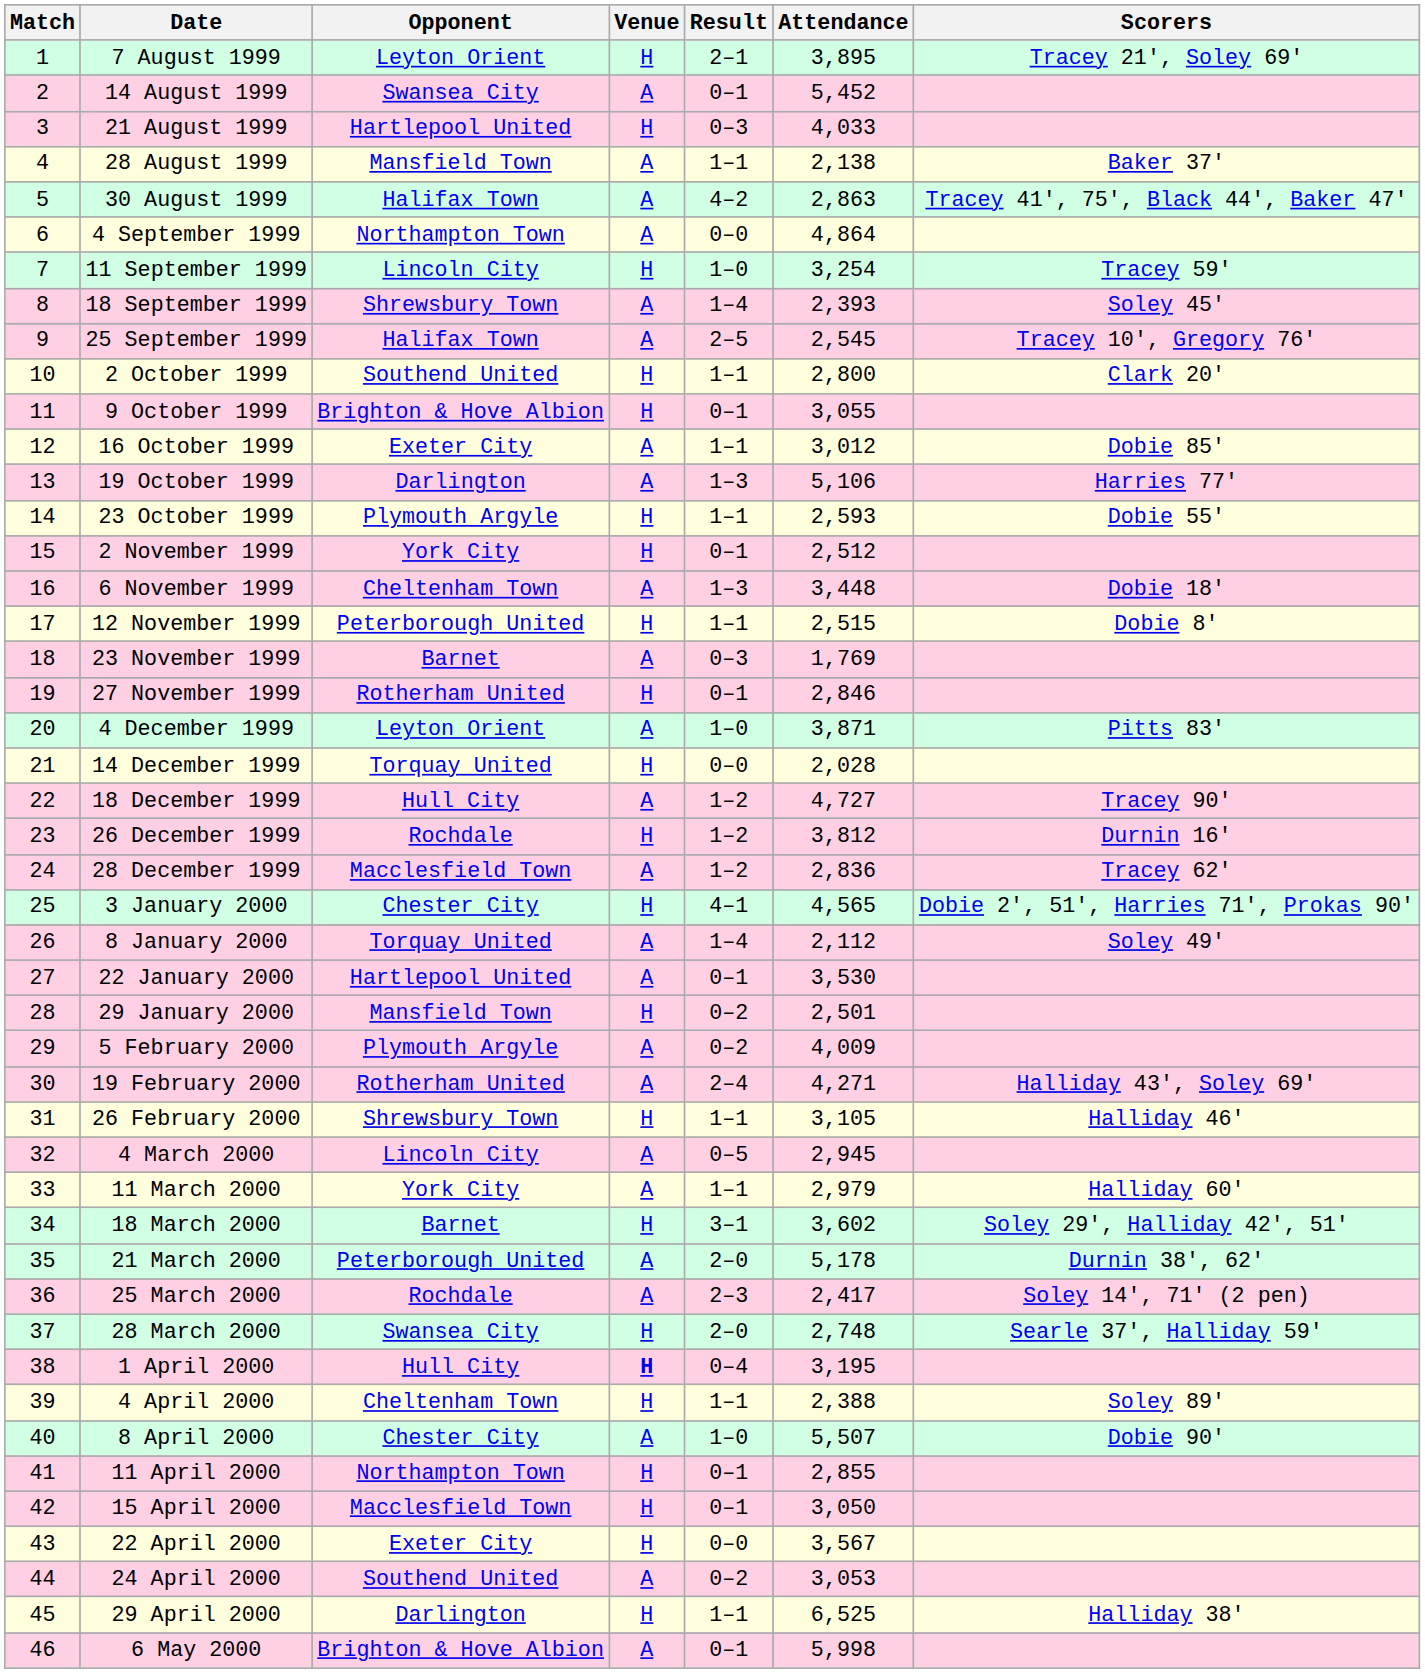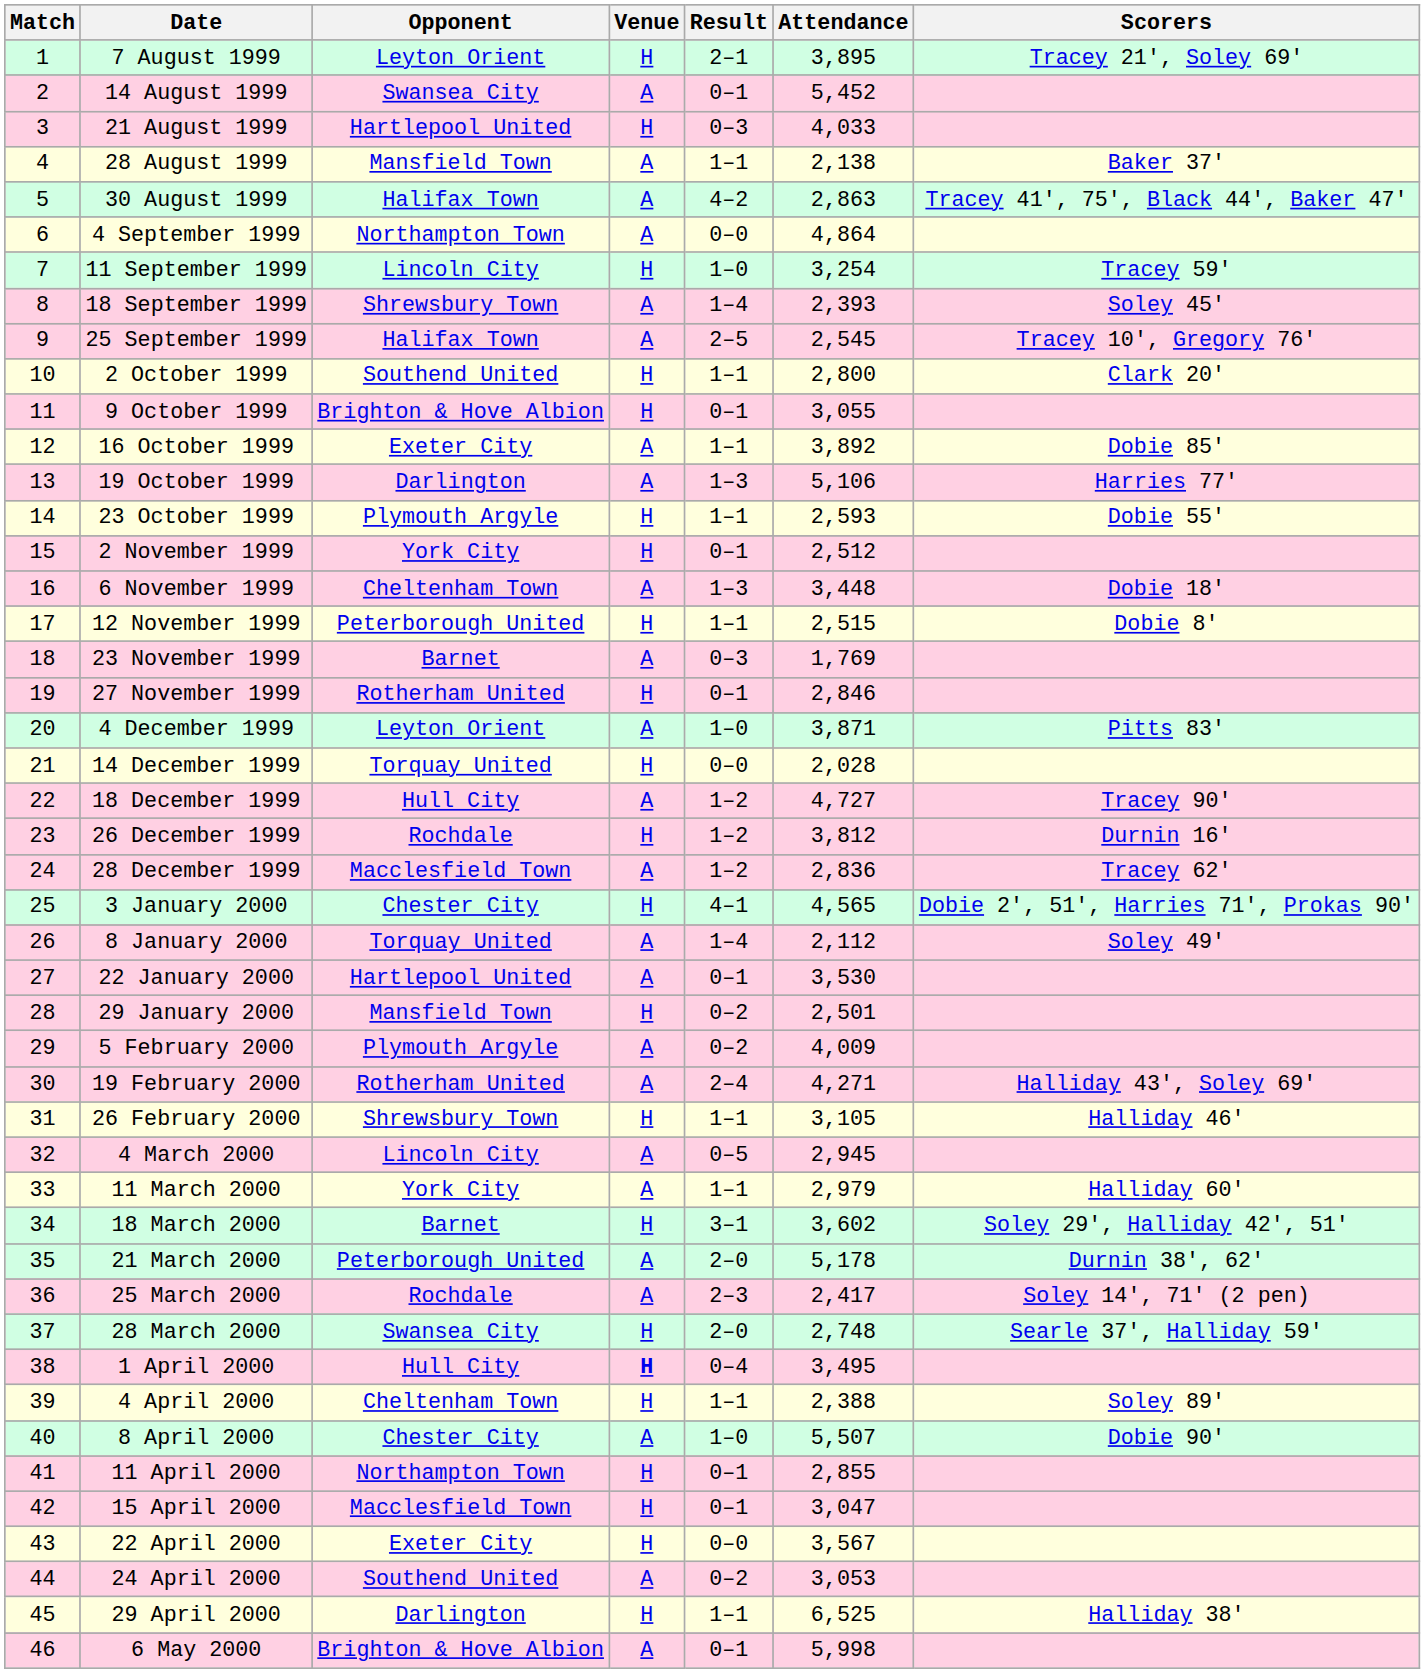(843, 447) 3,012 -> (843, 447) 3,892
(843, 1367) 3,195 -> (843, 1367) 3,495
(843, 1509) 3,050 -> (843, 1509) 3,047
